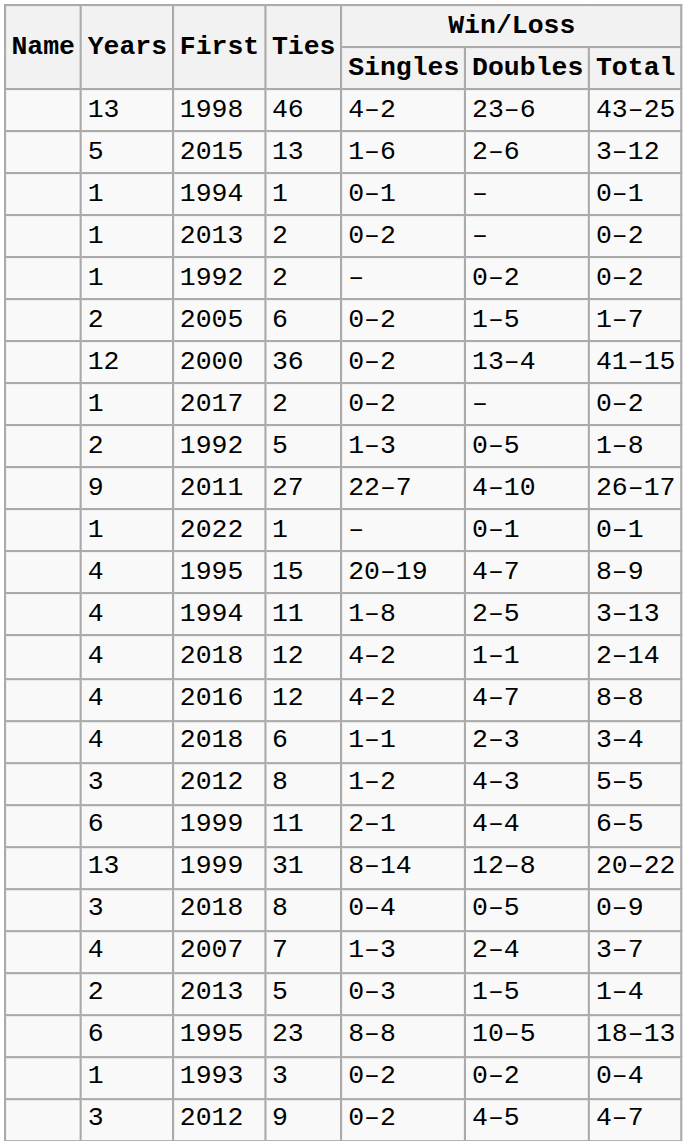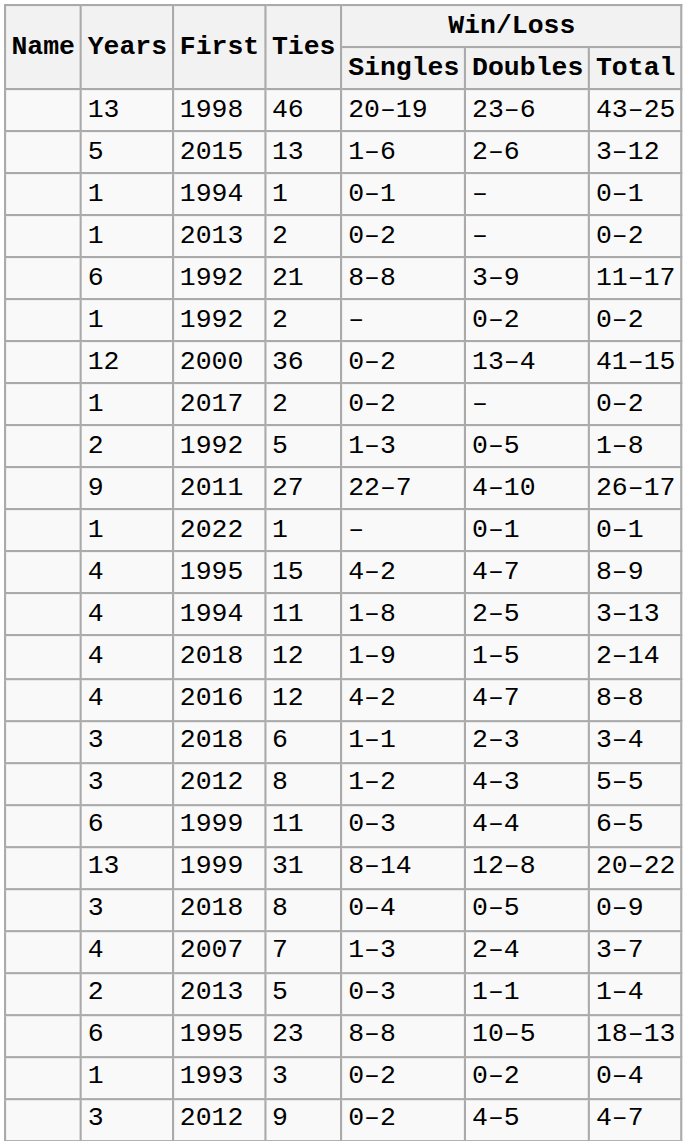(372, 110) 4–2 -> (388, 110) 20–19
+ row: (212, 278)
- row: (212, 320)
(388, 573) 20–19 -> (372, 573) 4–2
(372, 657) 4–2 -> (372, 657) 1–9
(496, 657) 1–1 -> (496, 657) 1–5
(96, 741) 4 -> (96, 741) 3
(372, 825) 2–1 -> (372, 825) 0–3
(496, 993) 1–5 -> (496, 993) 1–1
